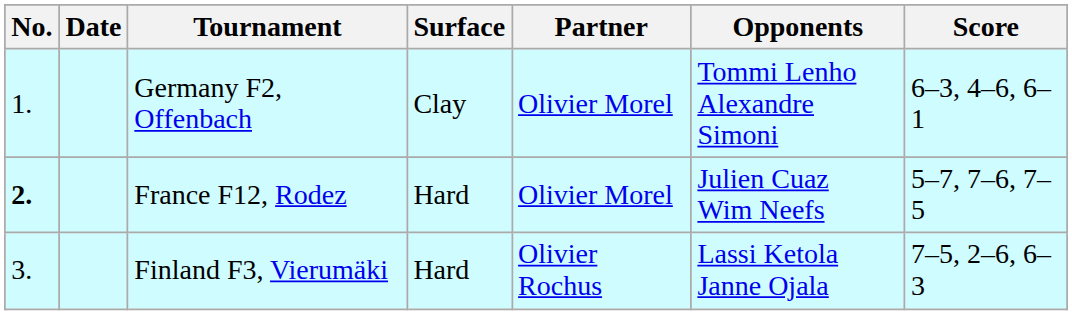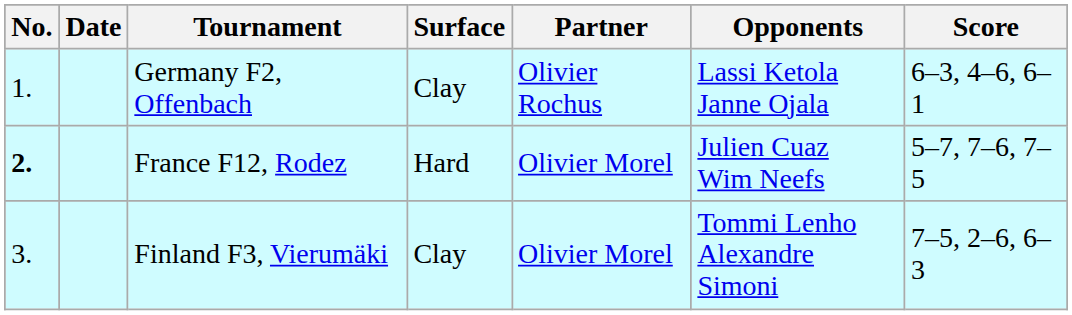(595, 102) Olivier Morel -> (560, 86) Olivier Rochus
(777, 102) Tommi Lenho Alexandre Simoni -> (768, 86) Lassi Ketola Janne Ojala
(441, 270) Hard -> (440, 254) Clay
(560, 270) Olivier Rochus -> (595, 254) Olivier Morel
(768, 270) Lassi Ketola Janne Ojala -> (777, 254) Tommi Lenho Alexandre Simoni
